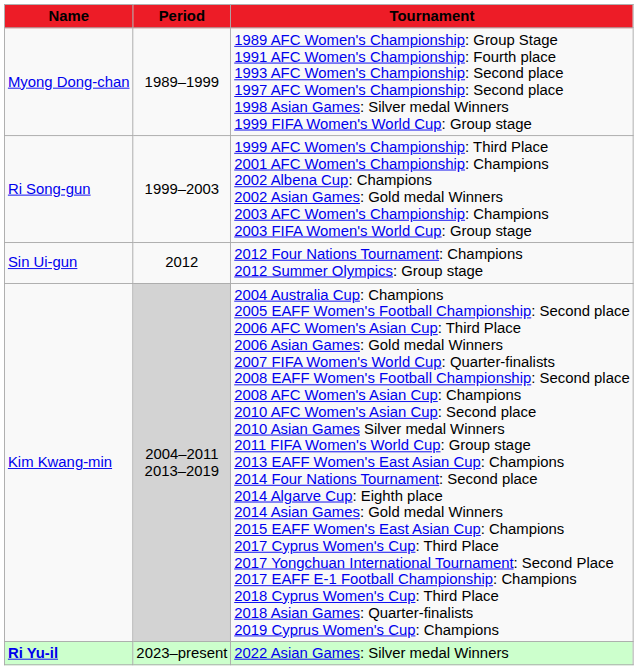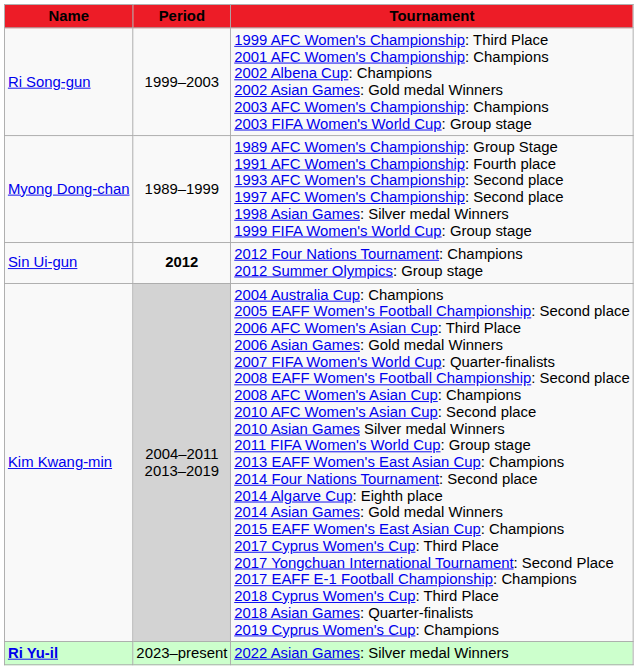rows swapped: (69, 81) <-> (49, 189)
(182, 262) normal -> (182, 262) bold
